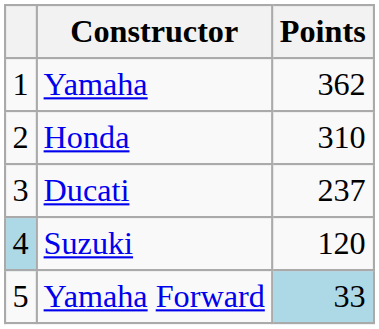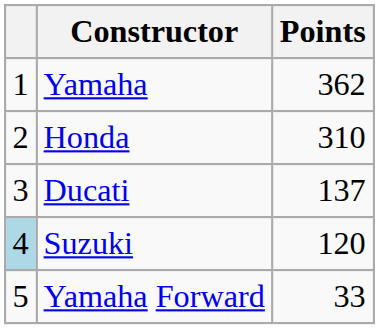(342, 190) 237 -> (342, 190) 137
(350, 296) lightblue background -> (350, 296) no background
